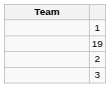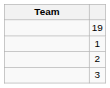rows swapped: (97, 43) <-> (97, 28)
